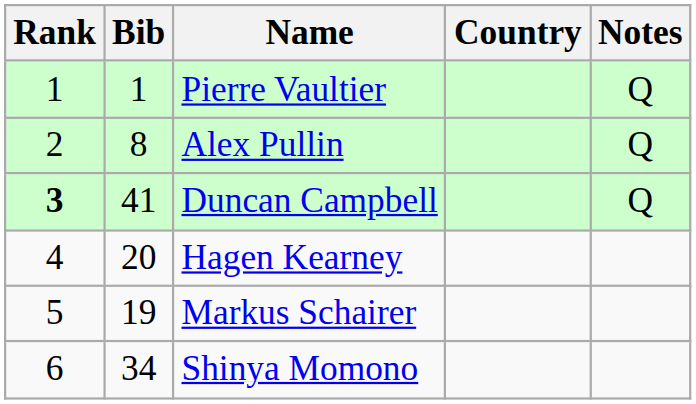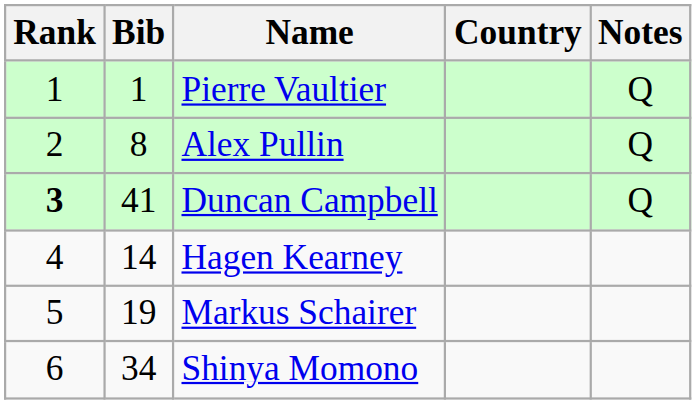(139, 256) 20 -> (139, 256) 14
